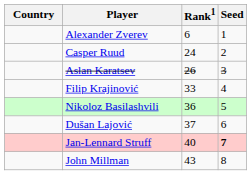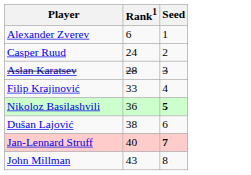- column: (34, 15)
(190, 70) 26 -> (131, 70) 28
(224, 106) normal -> (165, 106) bold
(190, 124) 37 -> (131, 124) 38
